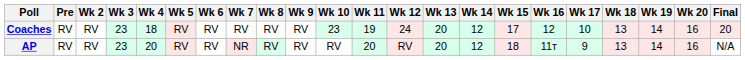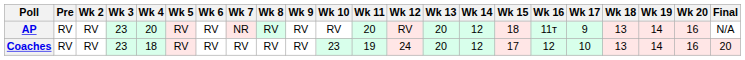rows swapped: (29, 47) <-> (29, 30)
